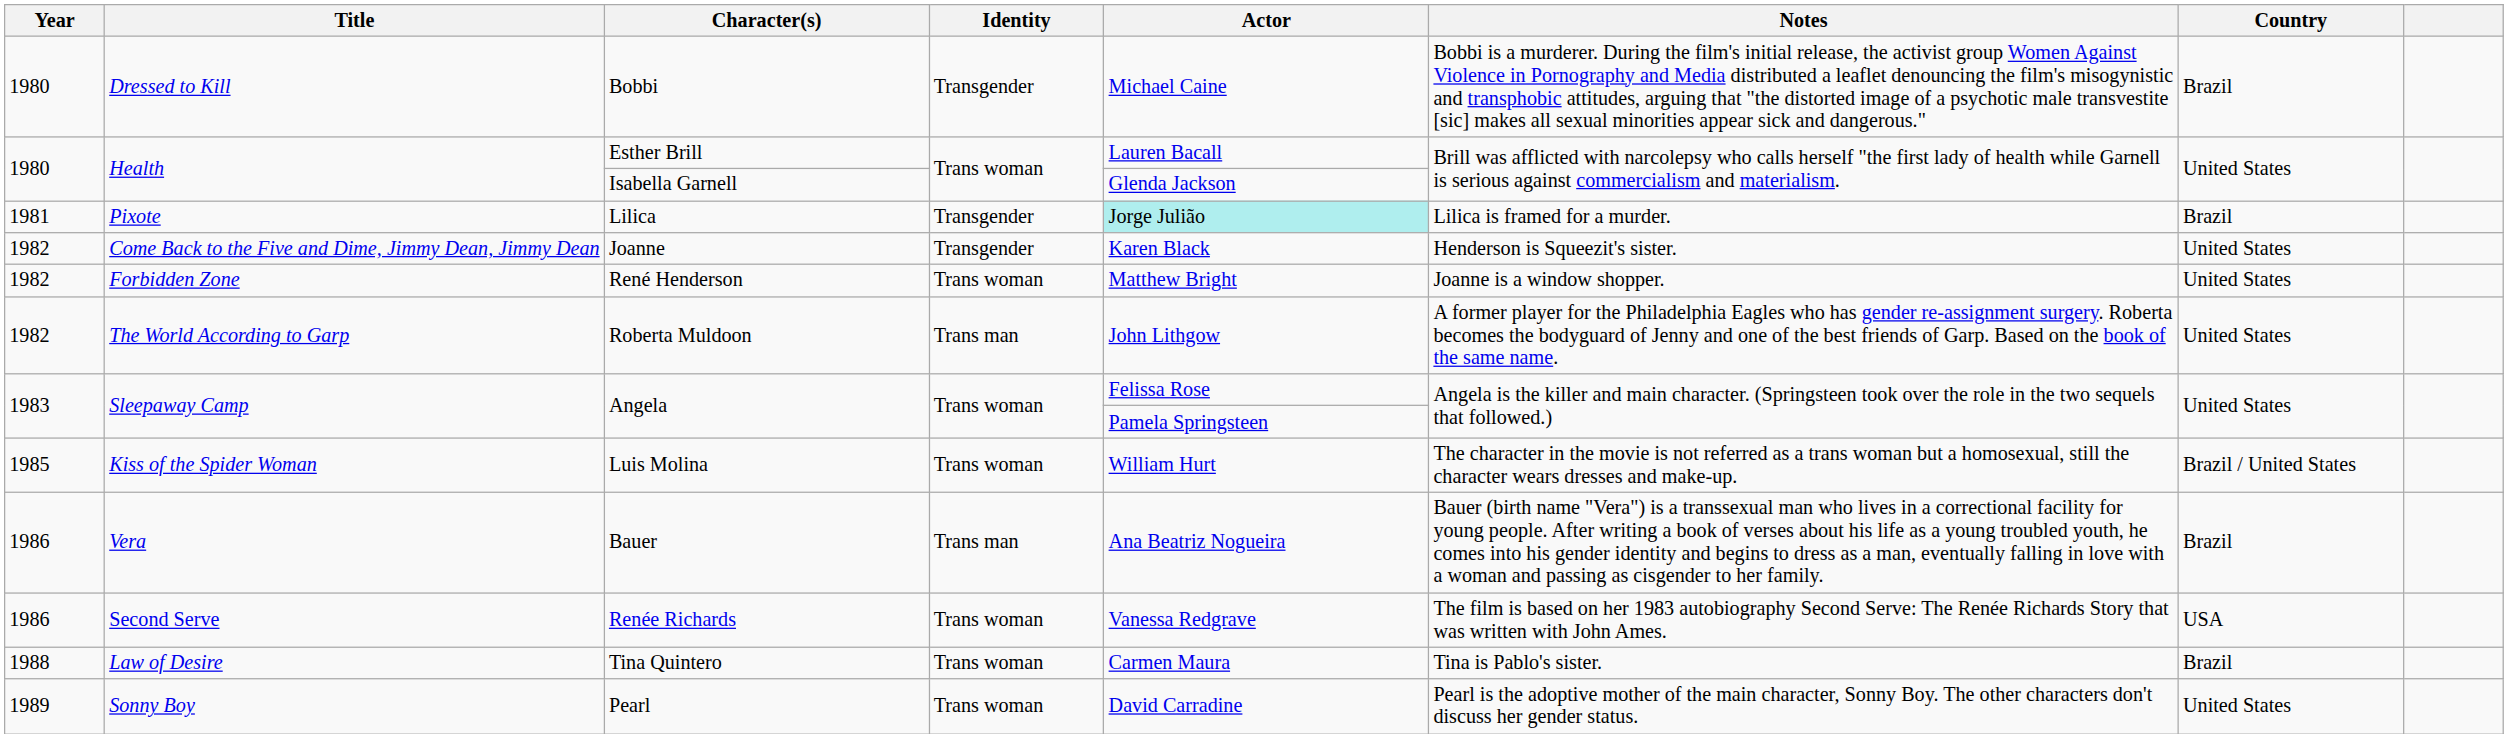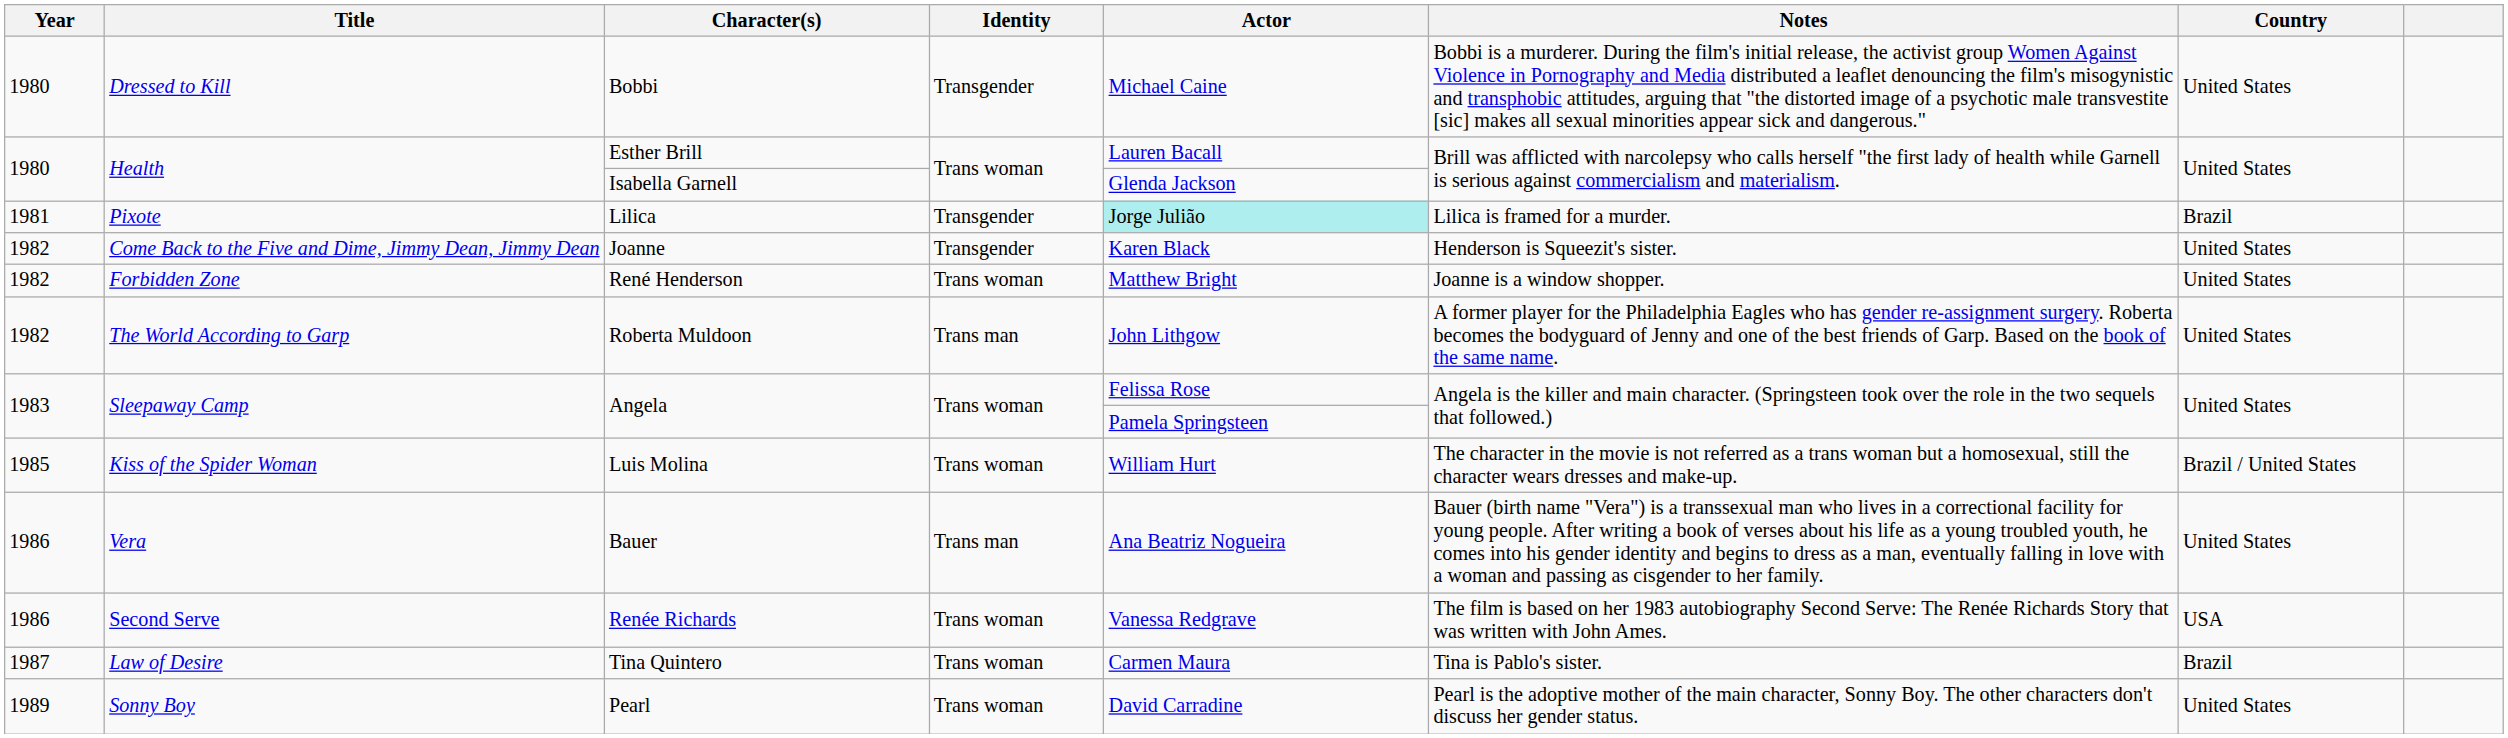(2208, 86) Brazil -> (2237, 86) United States
(2208, 542) Brazil -> (2237, 542) United States
(29, 662) 1988 -> (29, 662) 1987
